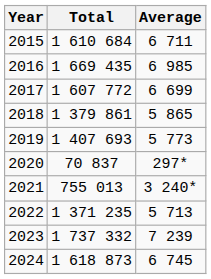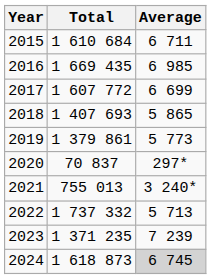(92, 115) 1 379 861 -> (92, 115) 1 407 693
(92, 140) 1 407 693 -> (92, 140) 1 379 861
(92, 213) 1 371 235 -> (92, 213) 1 737 332
(92, 237) 1 737 332 -> (92, 237) 1 371 235
(170, 261) no background -> (170, 261) lightgrey background
